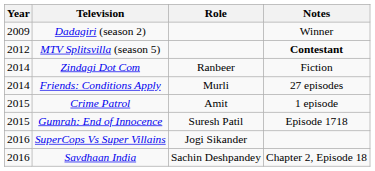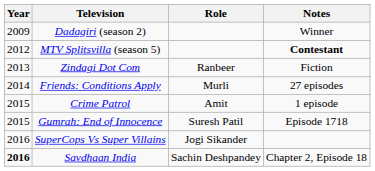(18, 67) 2014 -> (18, 67) 2013
(18, 157) normal -> (18, 157) bold
